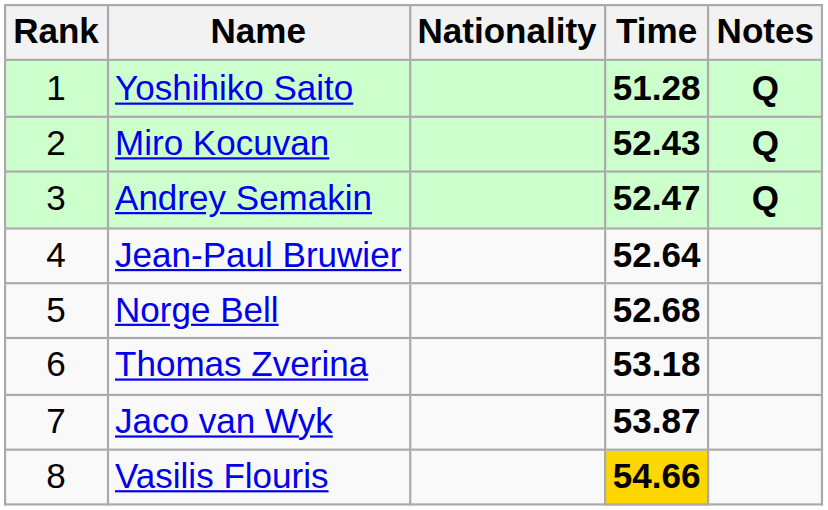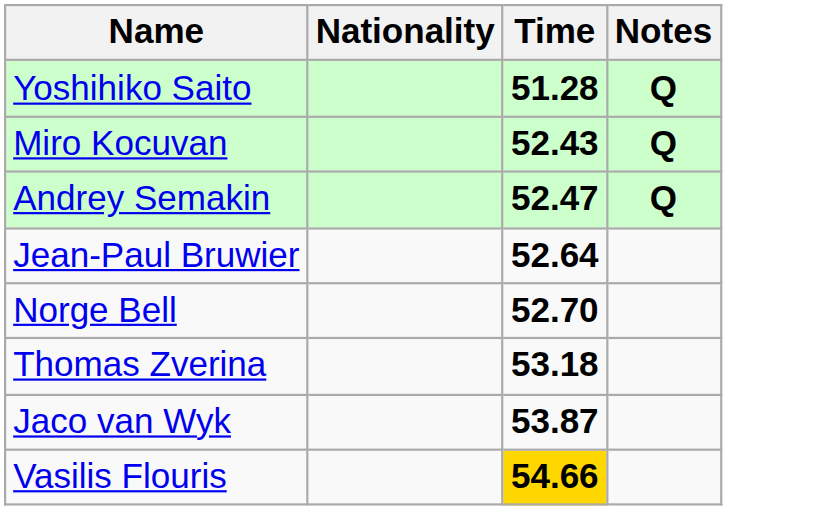- column: (56, 32)
(657, 310) 52.68 -> (555, 310) 52.70
